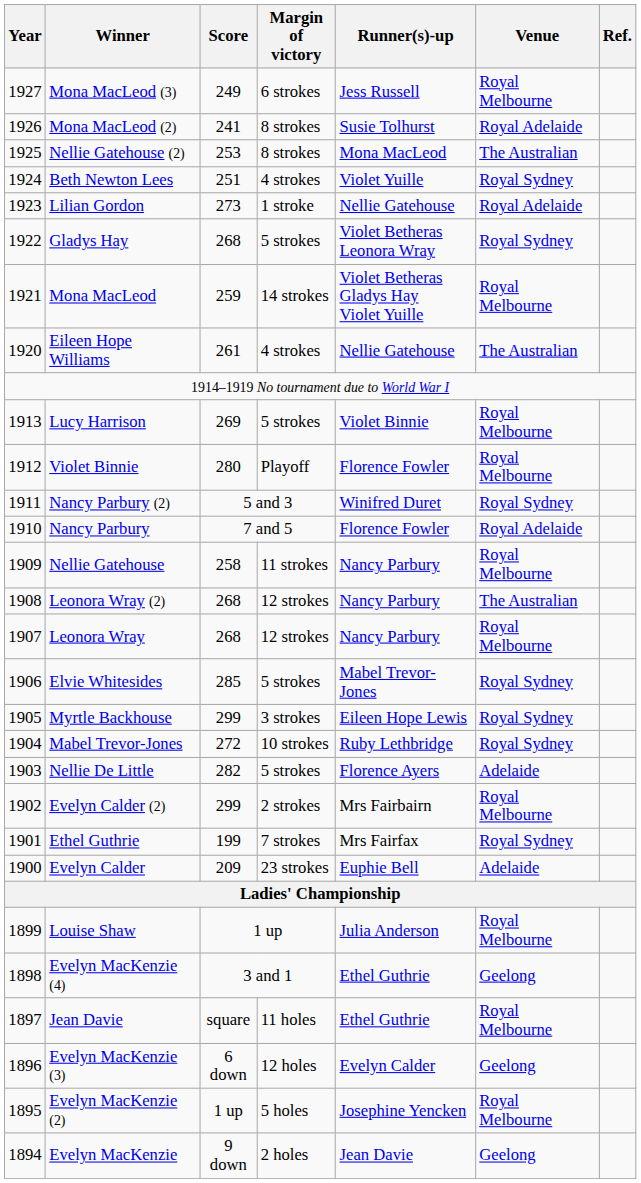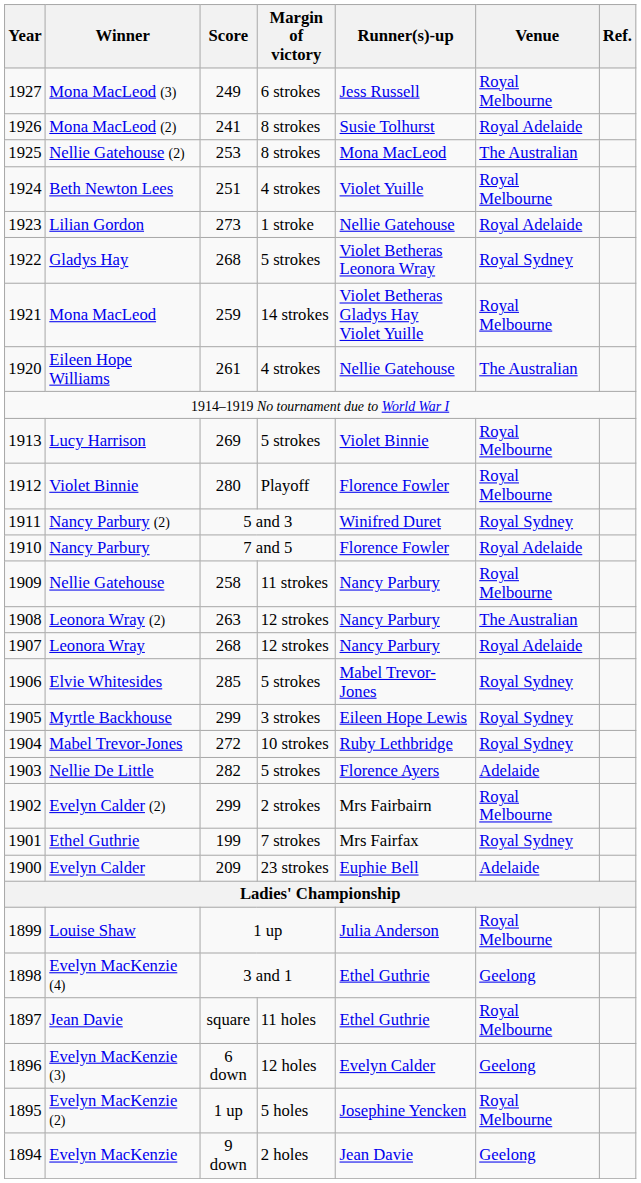(526, 179) Royal Sydney -> (516, 188) Royal Melbourne
(228, 600) 268 -> (228, 619) 263
(516, 636) Royal Melbourne -> (531, 645) Royal Adelaide
